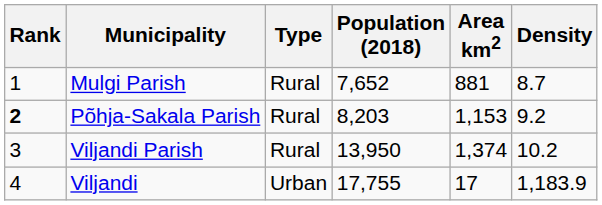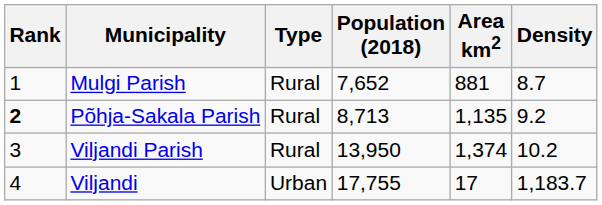(363, 116) 8,203 -> (363, 116) 8,713
(481, 116) 1,153 -> (481, 116) 1,135
(552, 183) 1,183.9 -> (552, 183) 1,183.7
